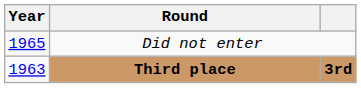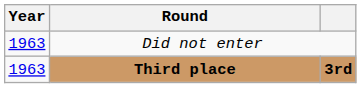(27, 43) 1965 -> (27, 43) 1963
